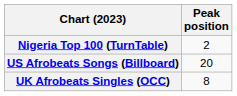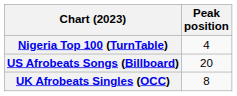(206, 44) 2 -> (206, 44) 4
